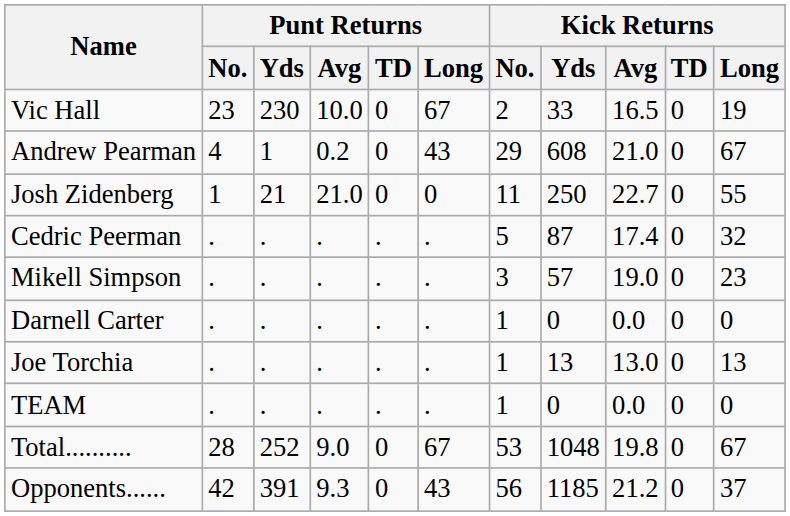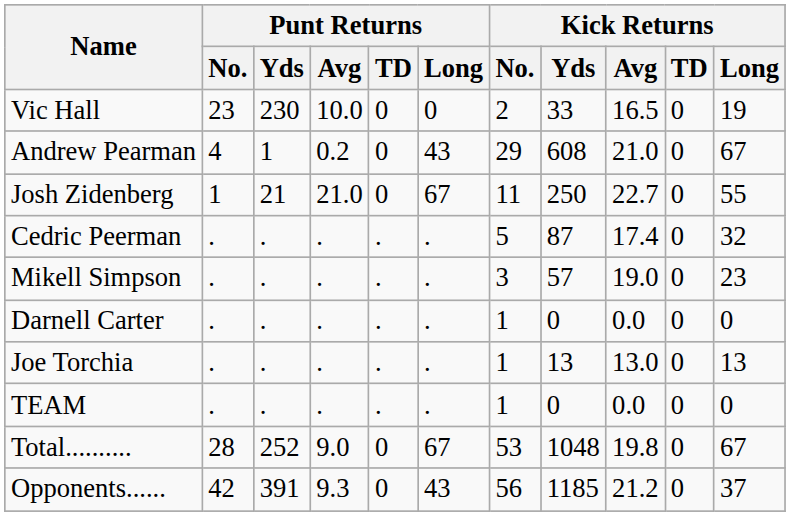(437, 109) 67 -> (431, 109) 0
(431, 194) 0 -> (437, 194) 67
